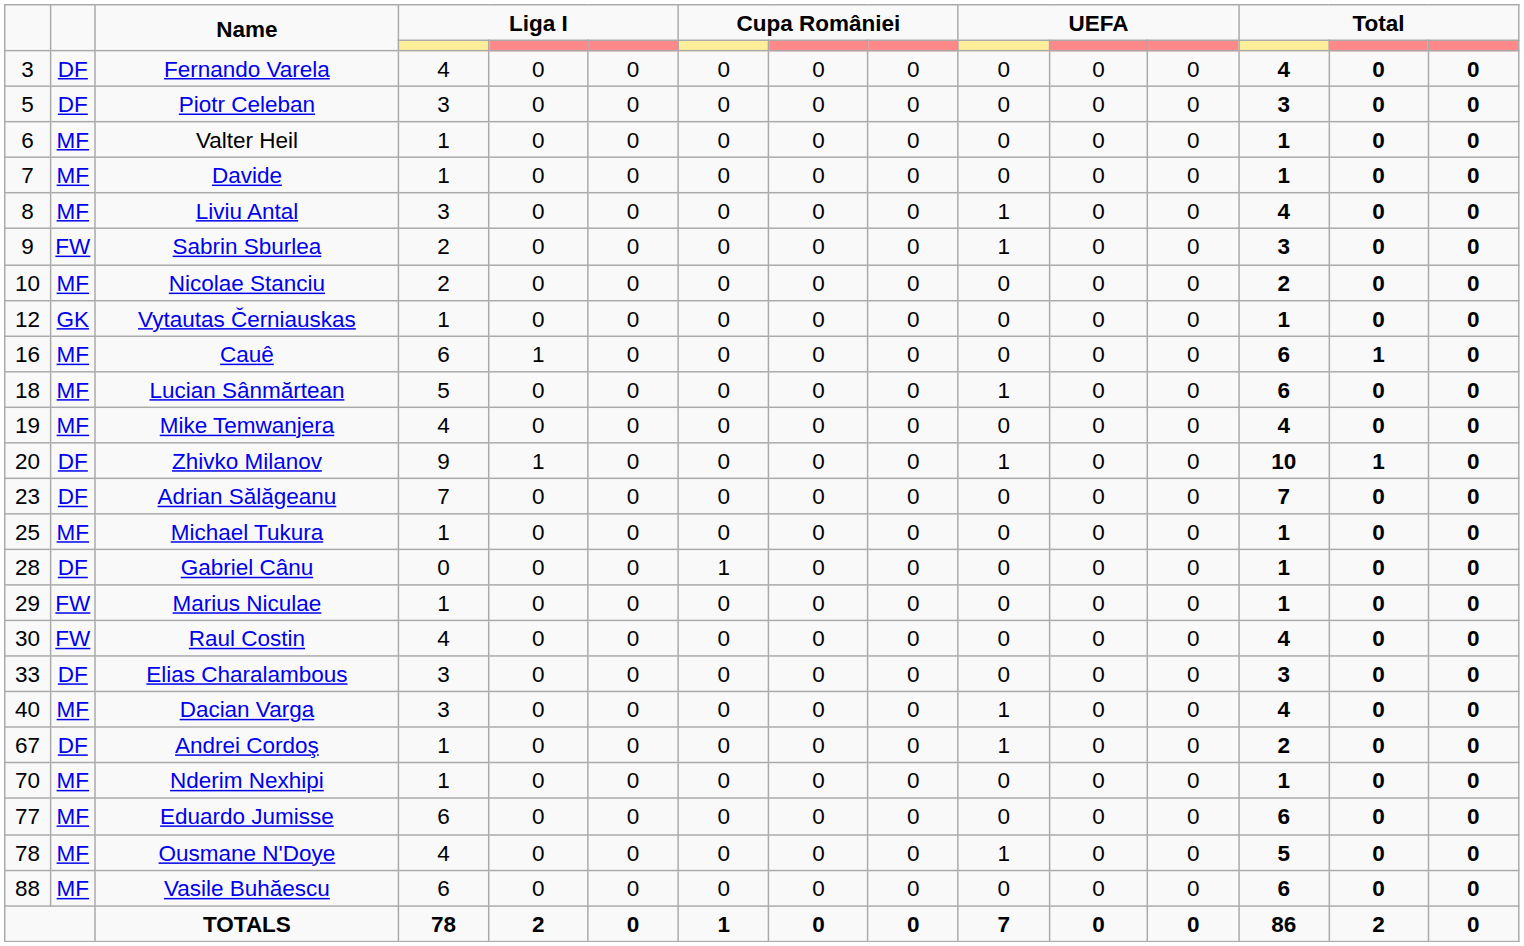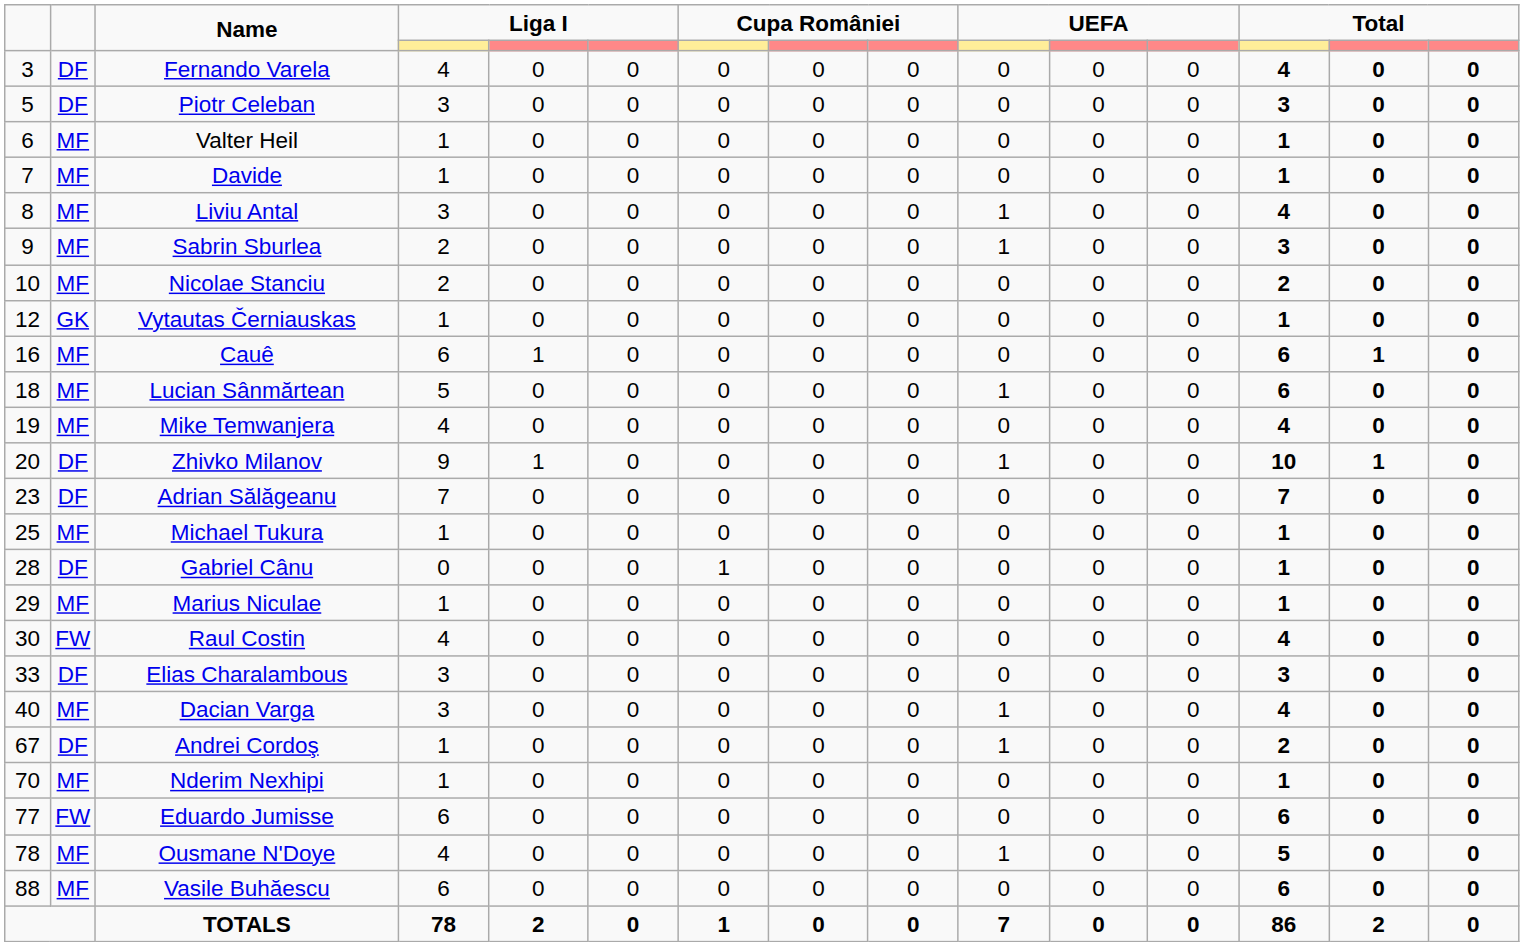(73, 247) FW -> (73, 247) MF
(73, 603) FW -> (73, 603) MF
(73, 817) MF -> (73, 817) FW
